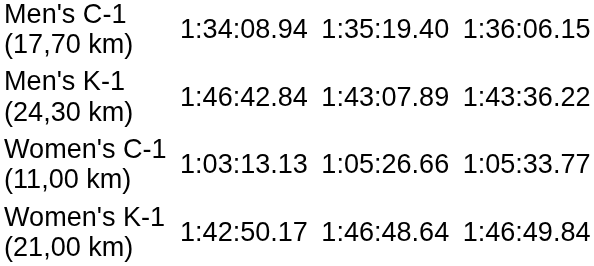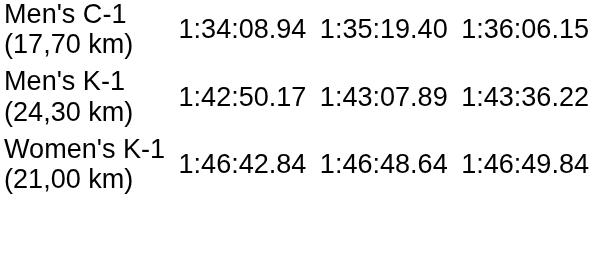(244, 96) 1:46:42.84 -> (242, 96) 1:42:50.17
- row: (85, 164)
(244, 231) 1:42:50.17 -> (242, 164) 1:46:42.84
